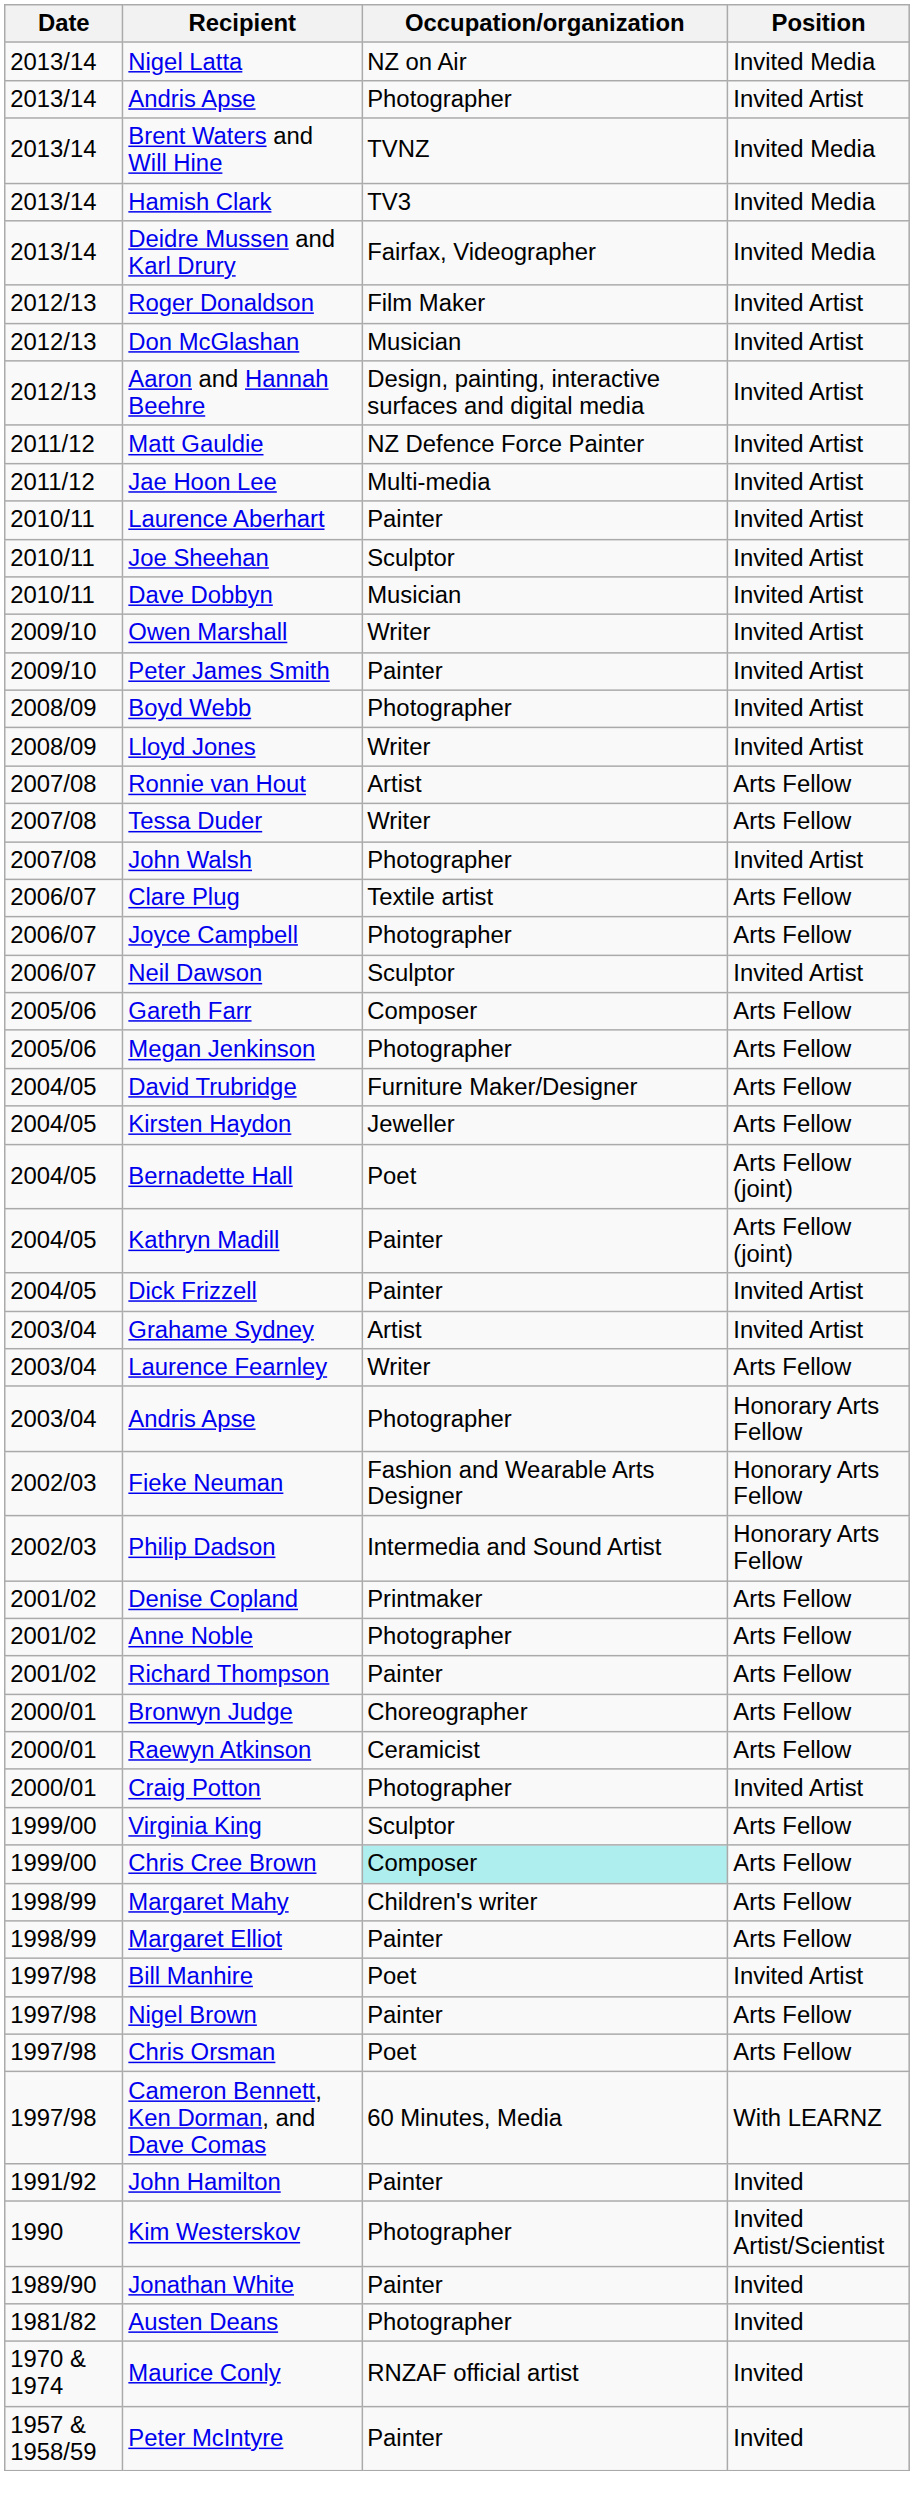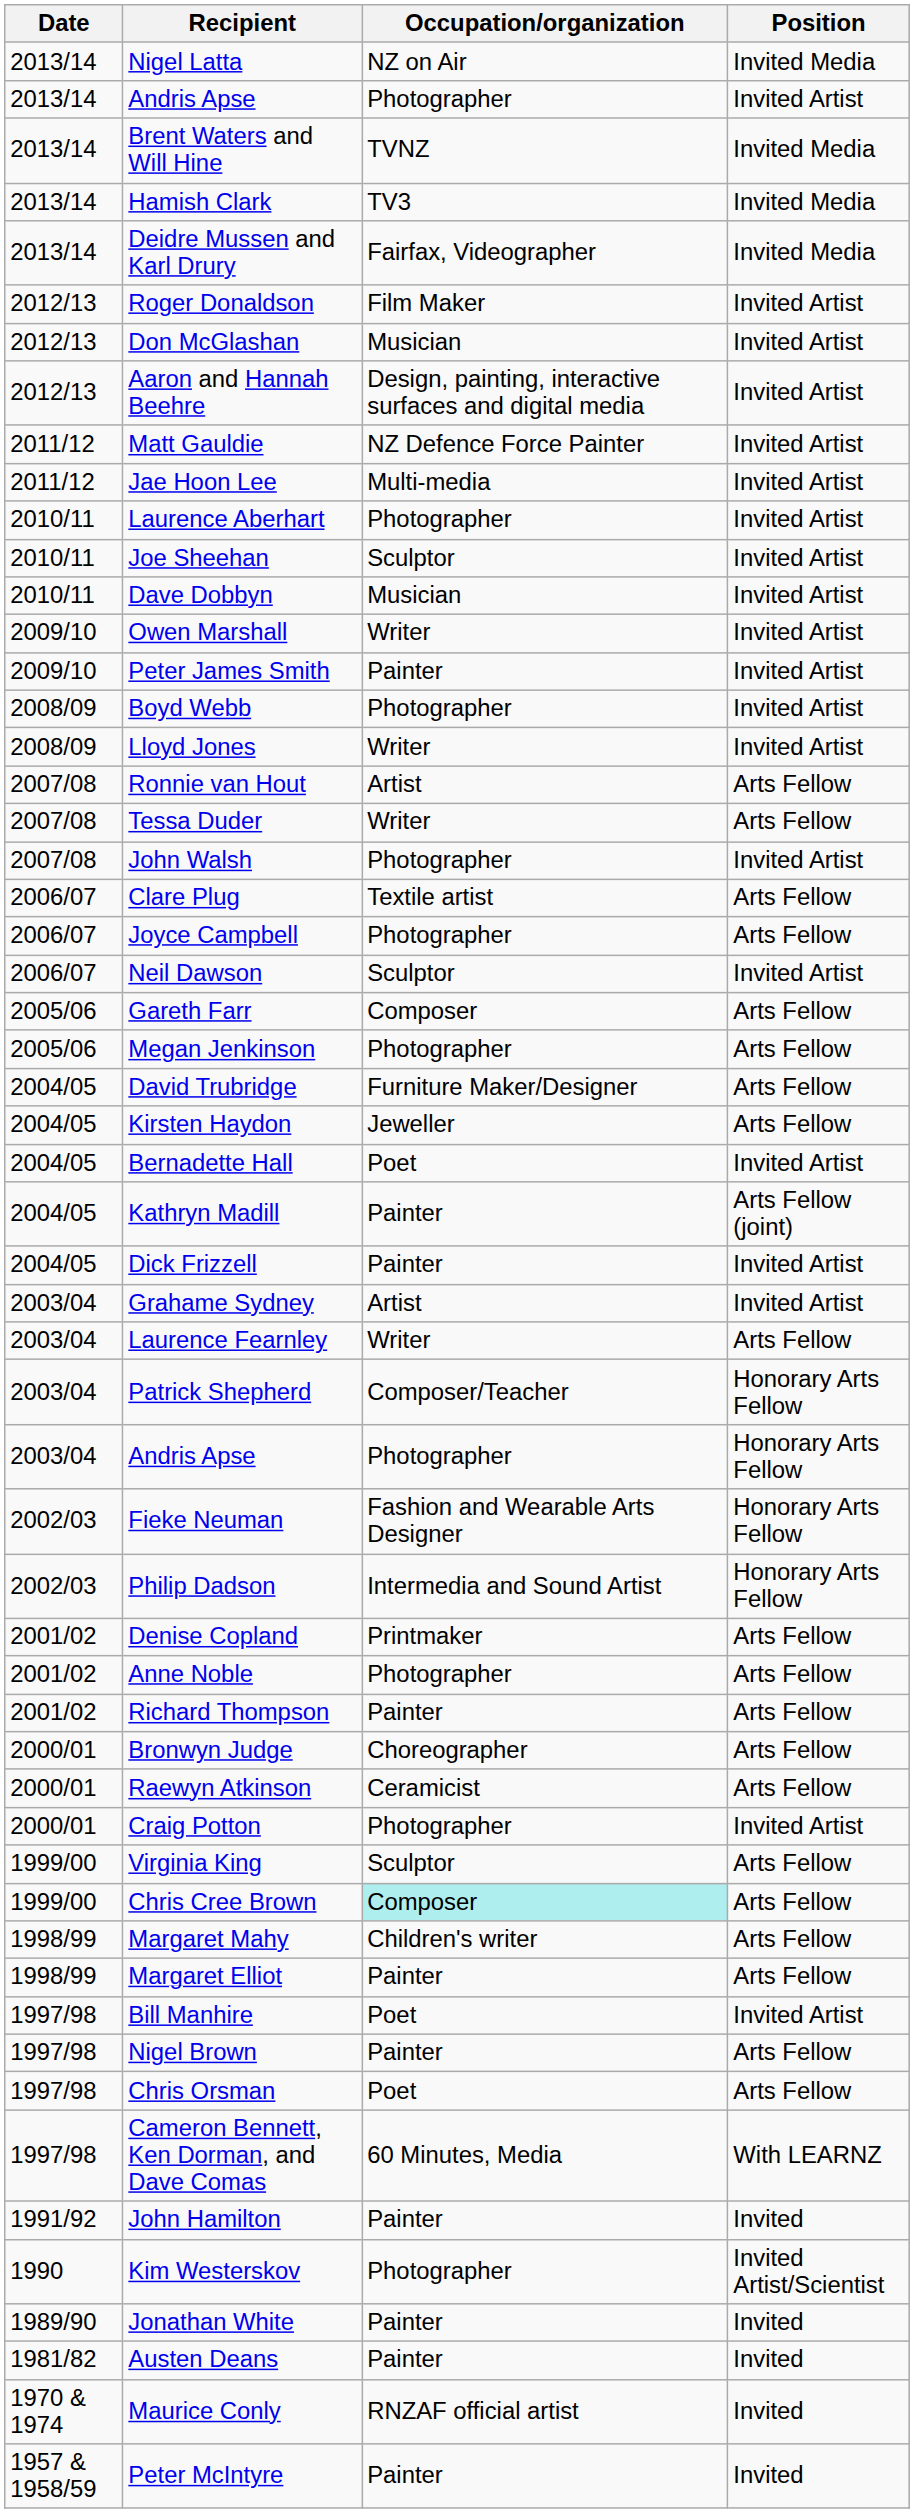(405, 519) Painter -> (439, 519) Photographer
(792, 1175) Arts Fellow (joint) -> (798, 1162) Invited Artist
+ row: (53, 1391)
(439, 2322) Photographer -> (405, 2360) Painter
